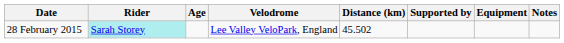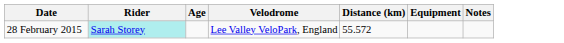- column: (441, 12)
(357, 29) 45.502 -> (357, 29) 55.572
